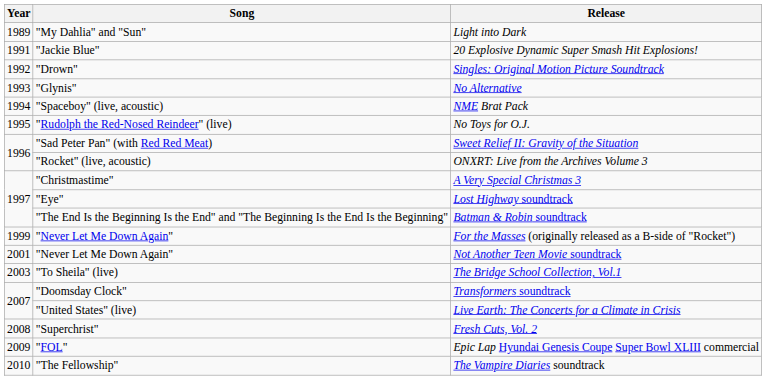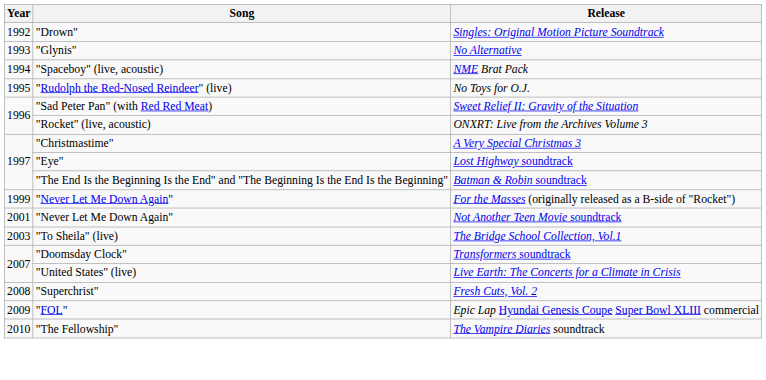- row: (490, 32)
- row: (576, 50)
